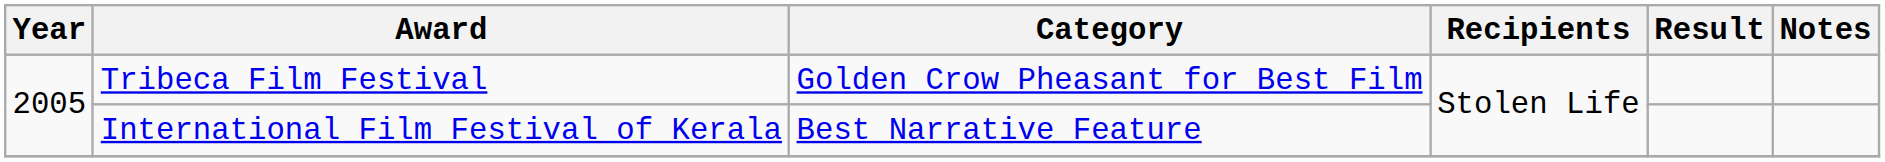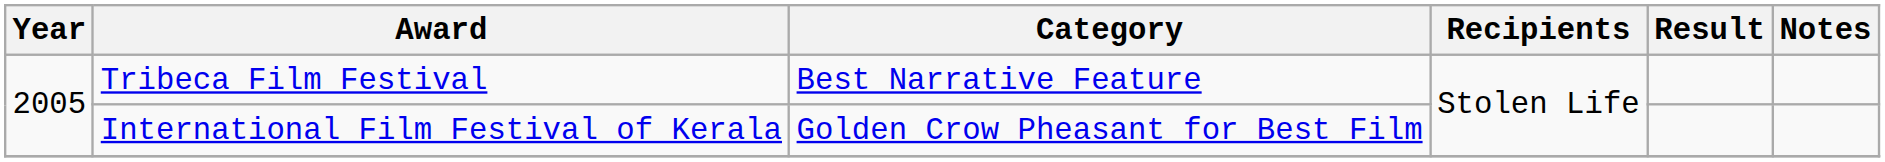(1110, 80) Golden Crow Pheasant for Best Film -> (999, 80) Best Narrative Feature
(999, 130) Best Narrative Feature -> (1110, 130) Golden Crow Pheasant for Best Film
